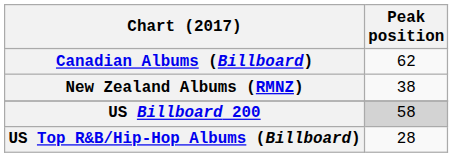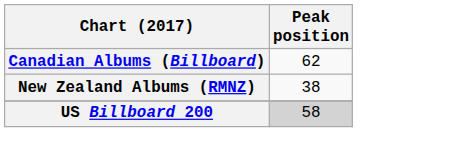- row: (184, 139)
